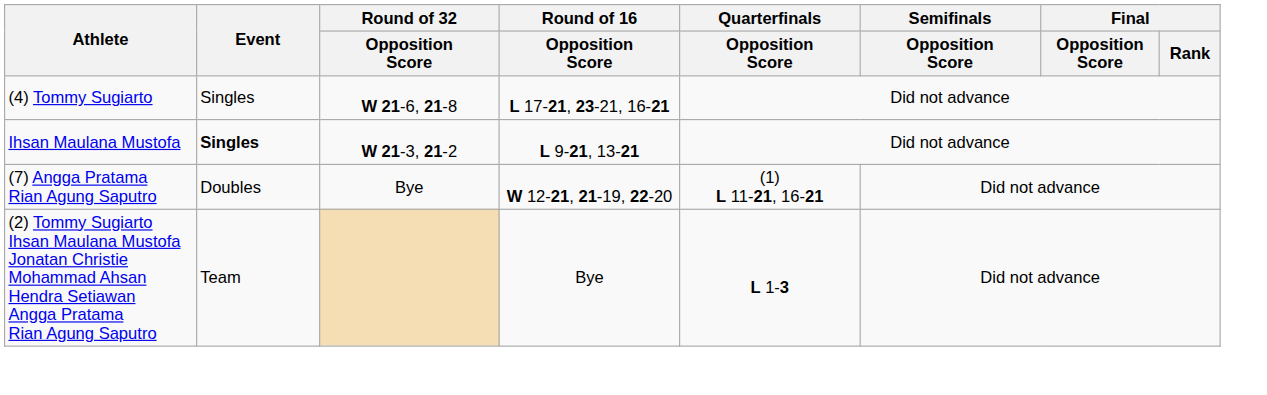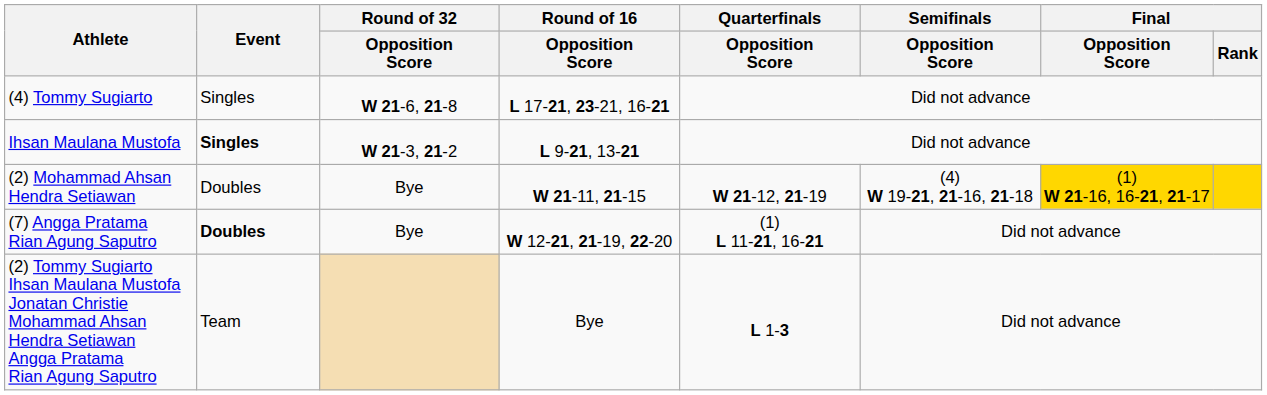+ row: (90, 187)
(231, 187) normal -> (233, 232) bold
